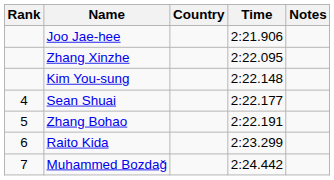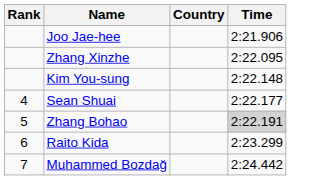- column: (308, 15)
(257, 121) no background -> (257, 121) lightgrey background
